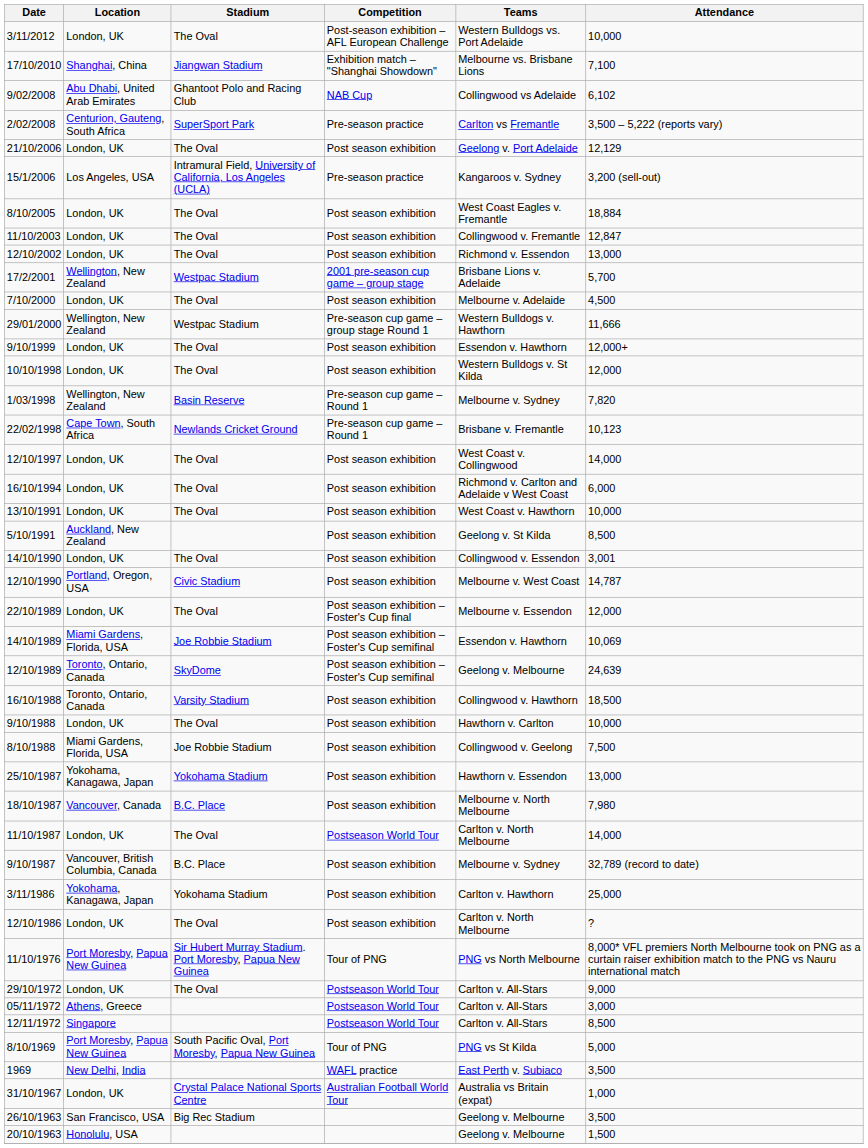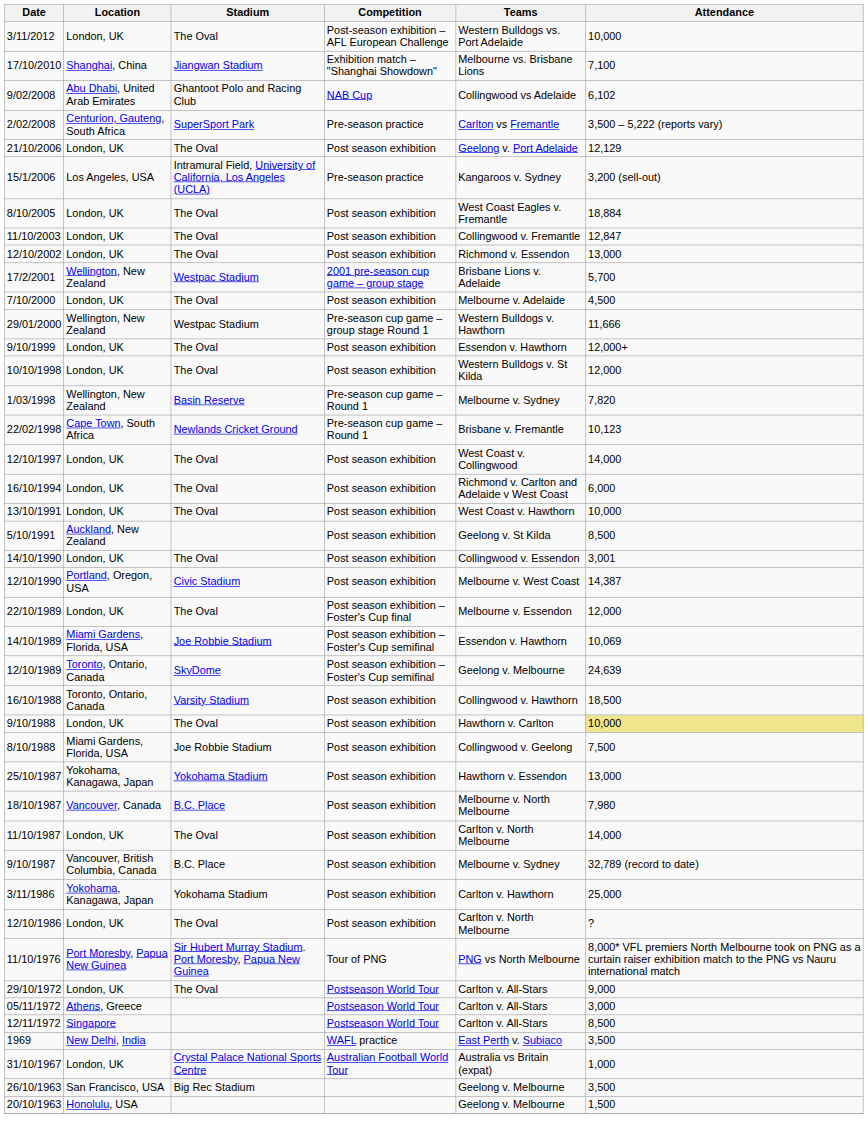(605, 582) 14,787 -> (605, 582) 14,387
(605, 723) no background -> (605, 723) khaki background
(383, 835) Postseason World Tour -> (381, 835) Post season exhibition
- row: (31, 1047)
